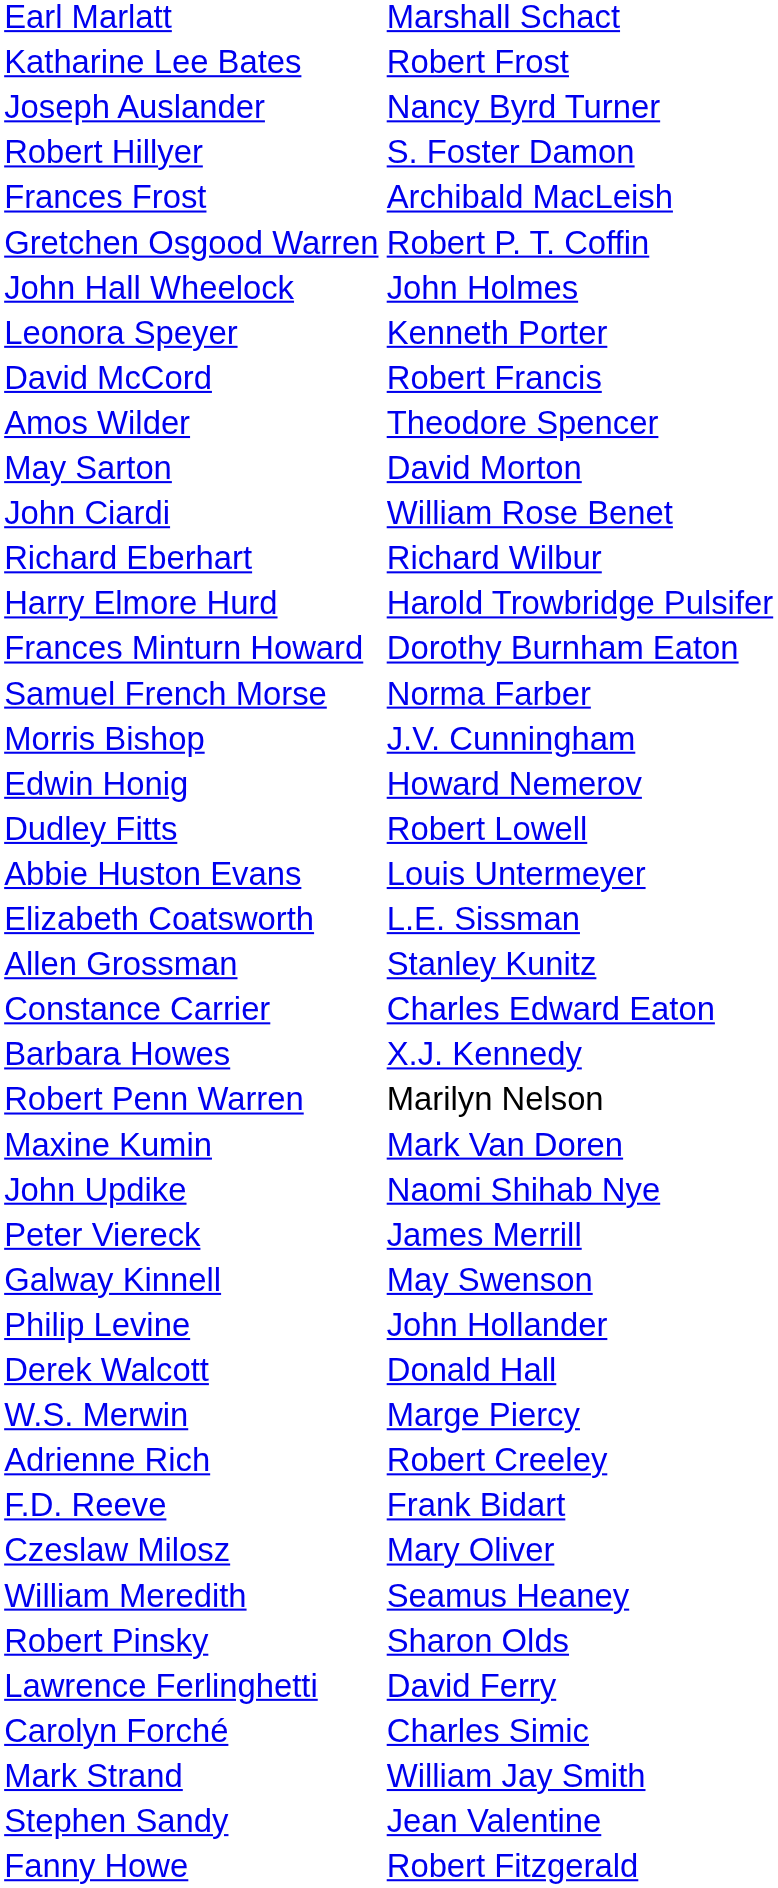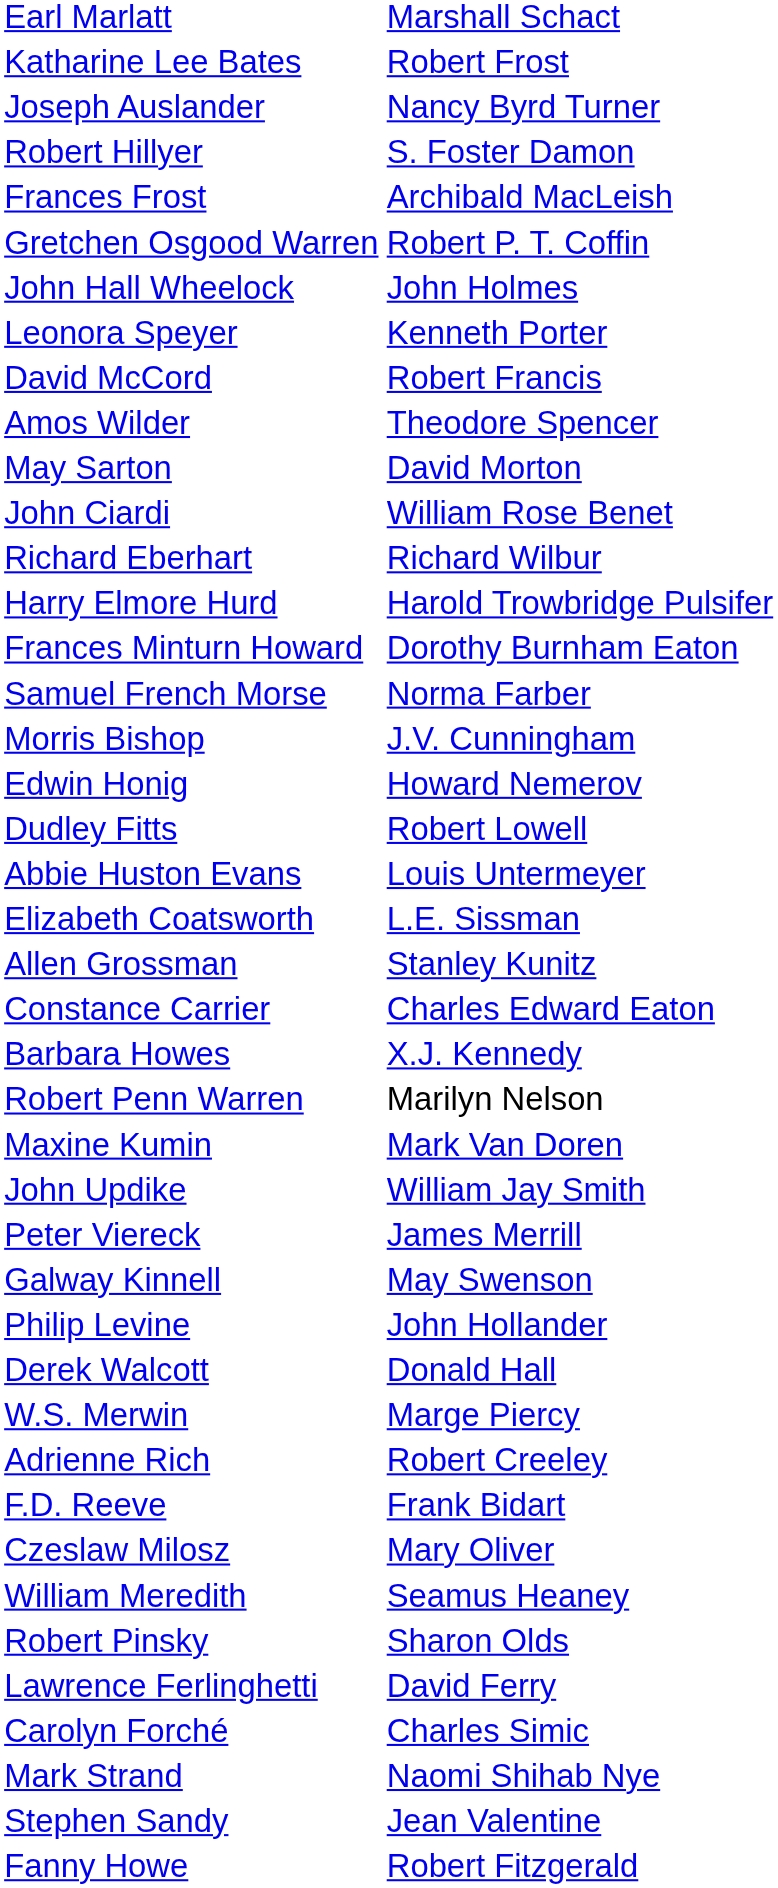(523, 1189) Naomi Shihab Nye -> (516, 1189) William Jay Smith
(516, 1776) William Jay Smith -> (523, 1776) Naomi Shihab Nye
